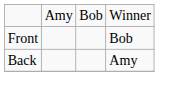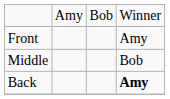(121, 37) Bob -> (134, 37) Amy
+ row: (28, 60)
(123, 60) normal -> (134, 82) bold
